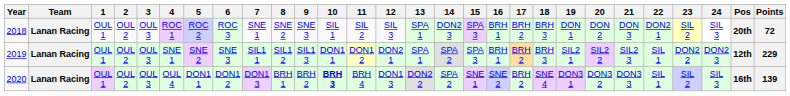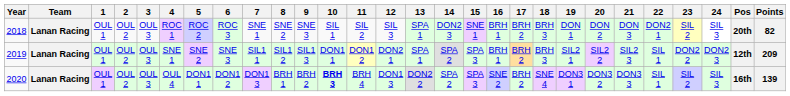(475, 30) SPA 3 -> (475, 30) SNE 1
(770, 30) 72 -> (770, 30) 82
(770, 54) 229 -> (770, 54) 209
(475, 78) SNE 1 -> (475, 78) SPA 3
